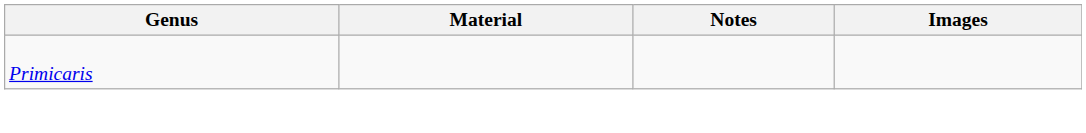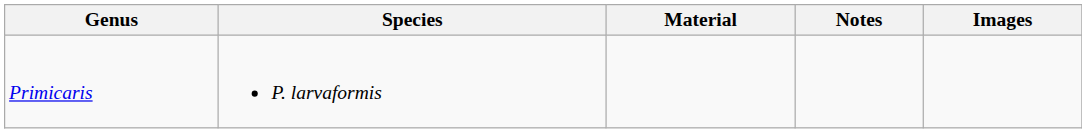+ column: (412, 19)
